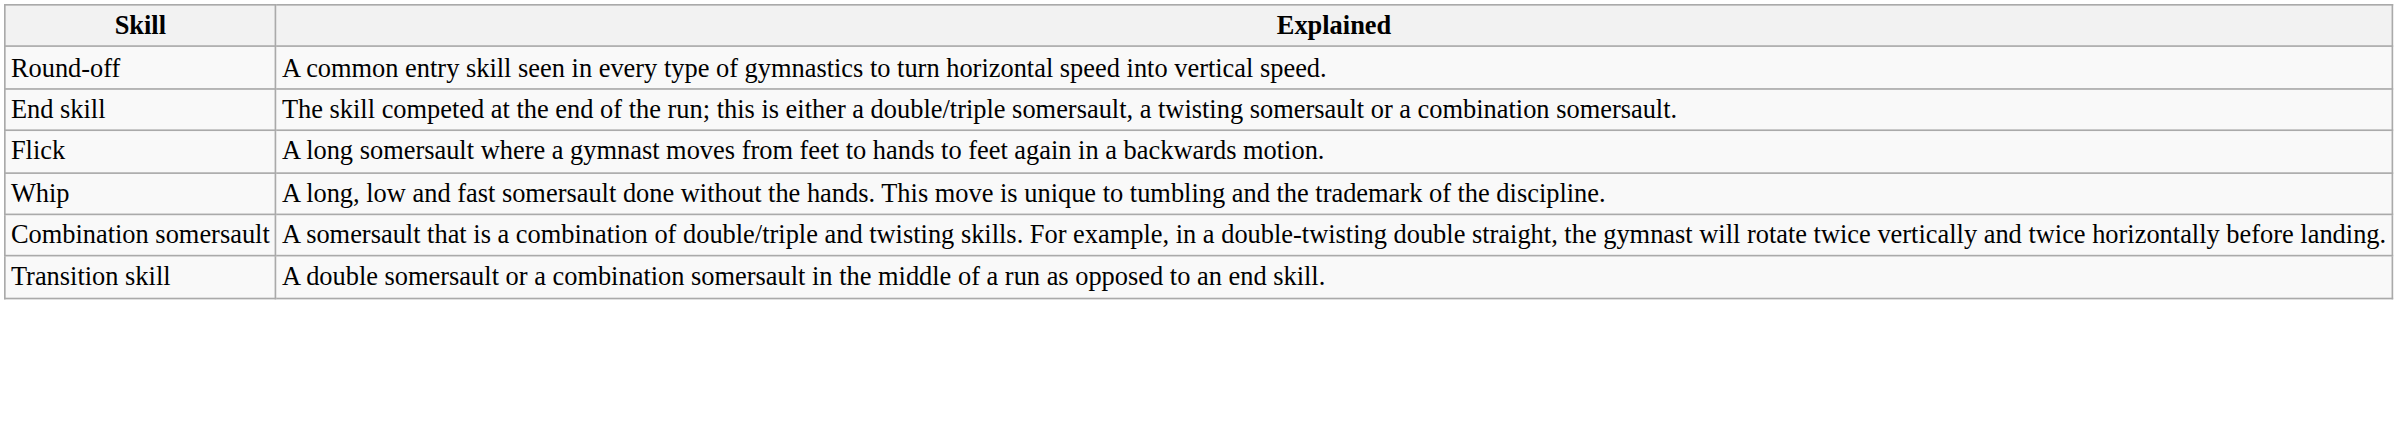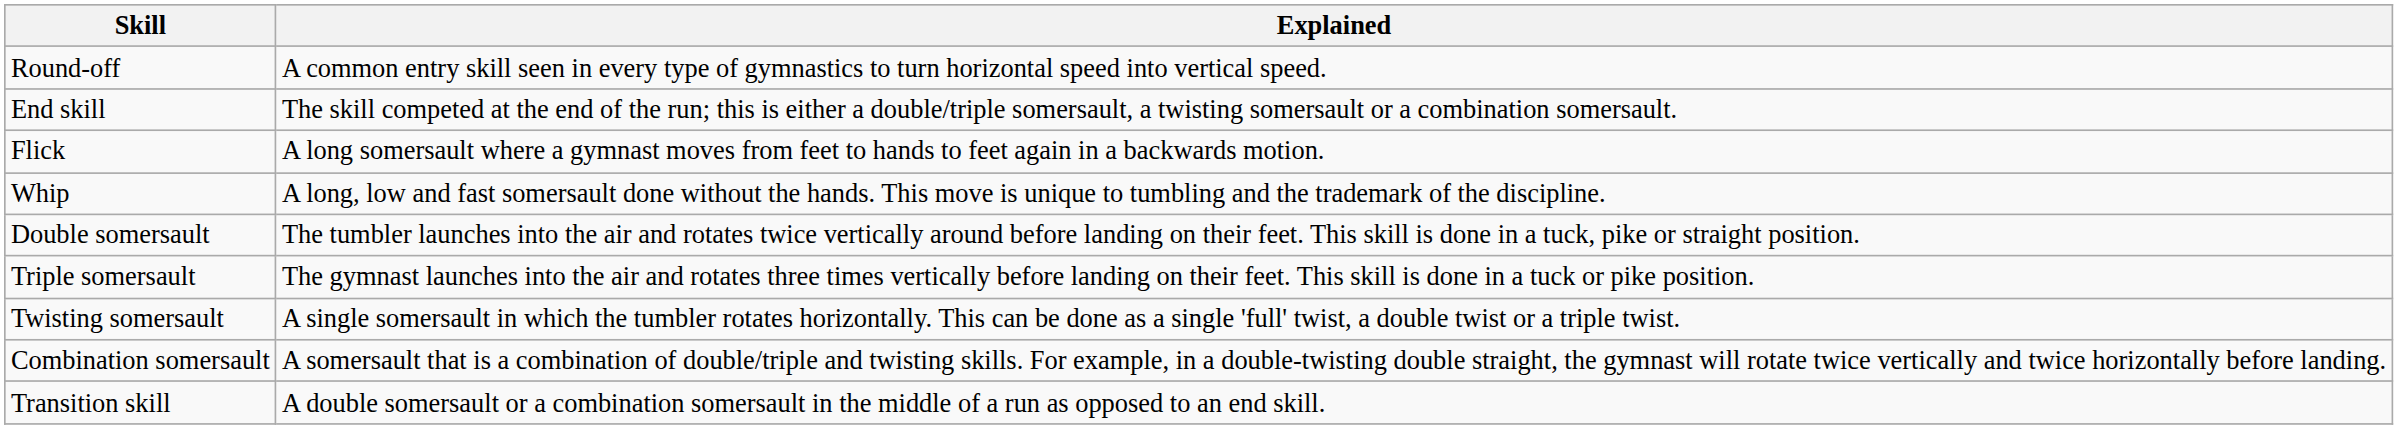+ row: (110, 234)
+ row: (103, 276)
+ row: (117, 318)
